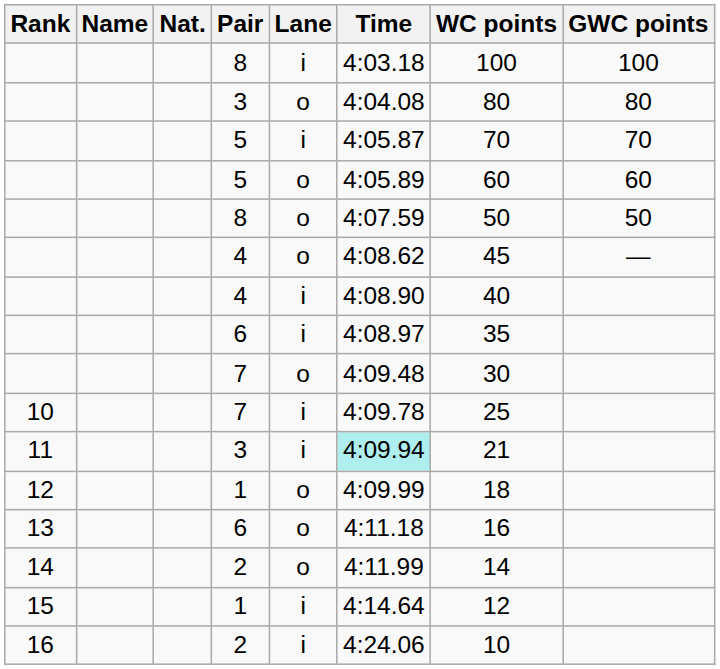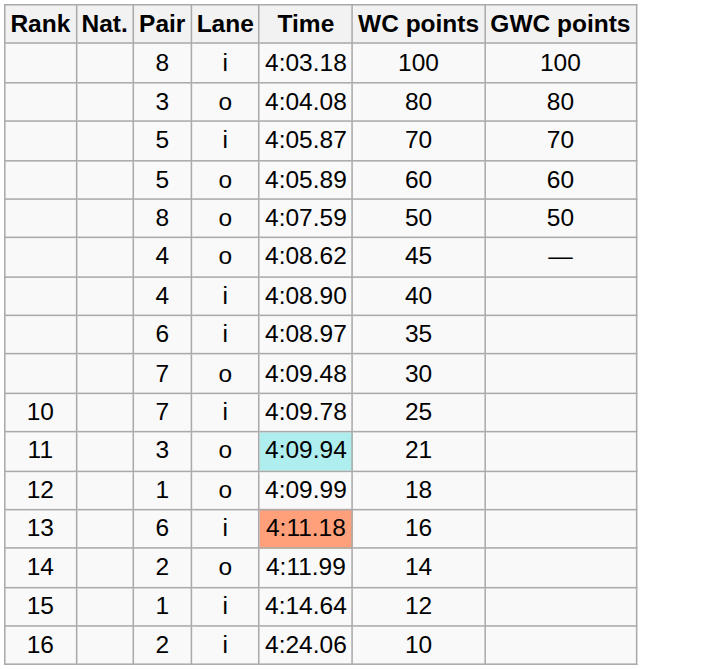- column: (115, 23)
(303, 450) i -> (225, 450) o
(303, 528) o -> (225, 528) i
(384, 528) no background -> (306, 528) lightsalmon background
